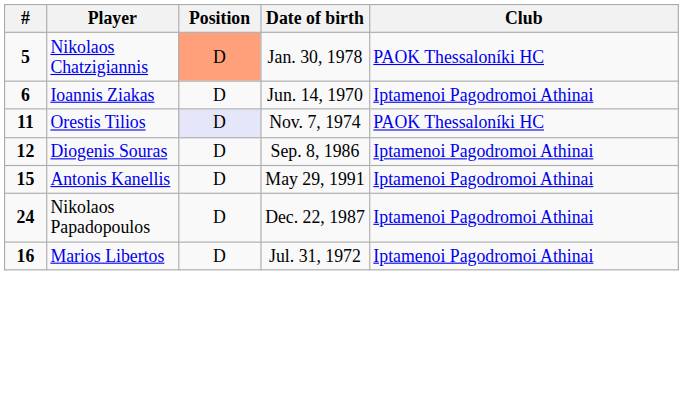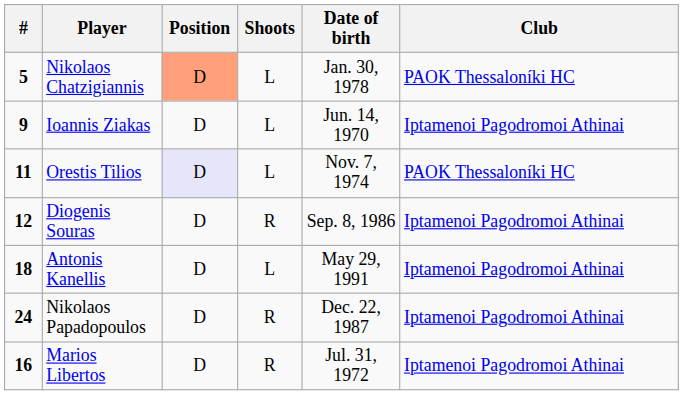+ column: (270, 28)
(25, 94) 6 -> (23, 124) 9
(25, 179) 15 -> (23, 269) 18
